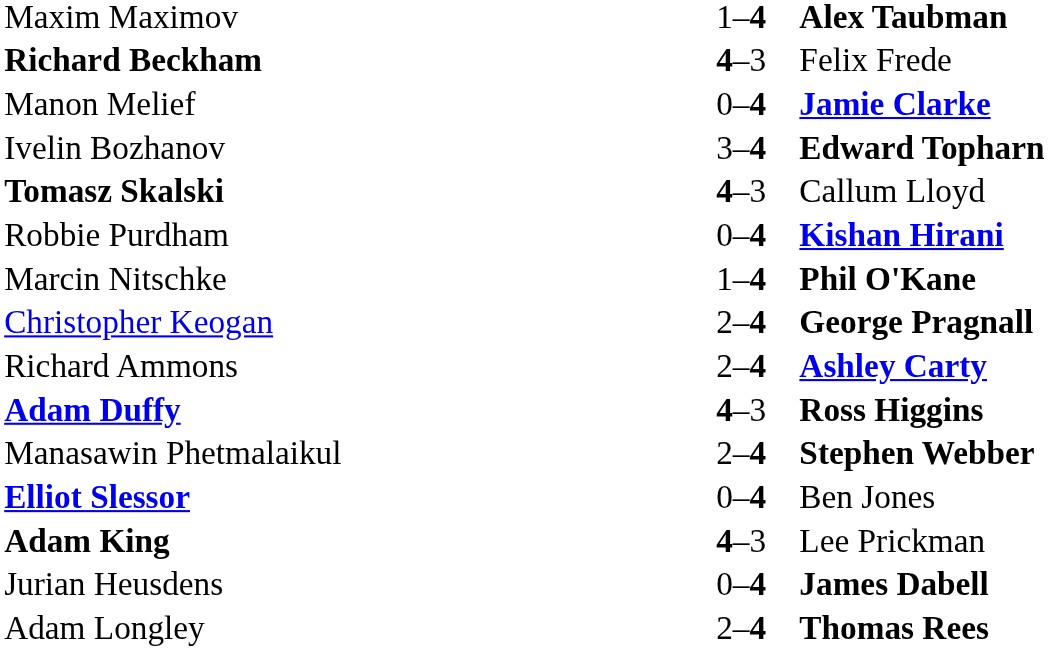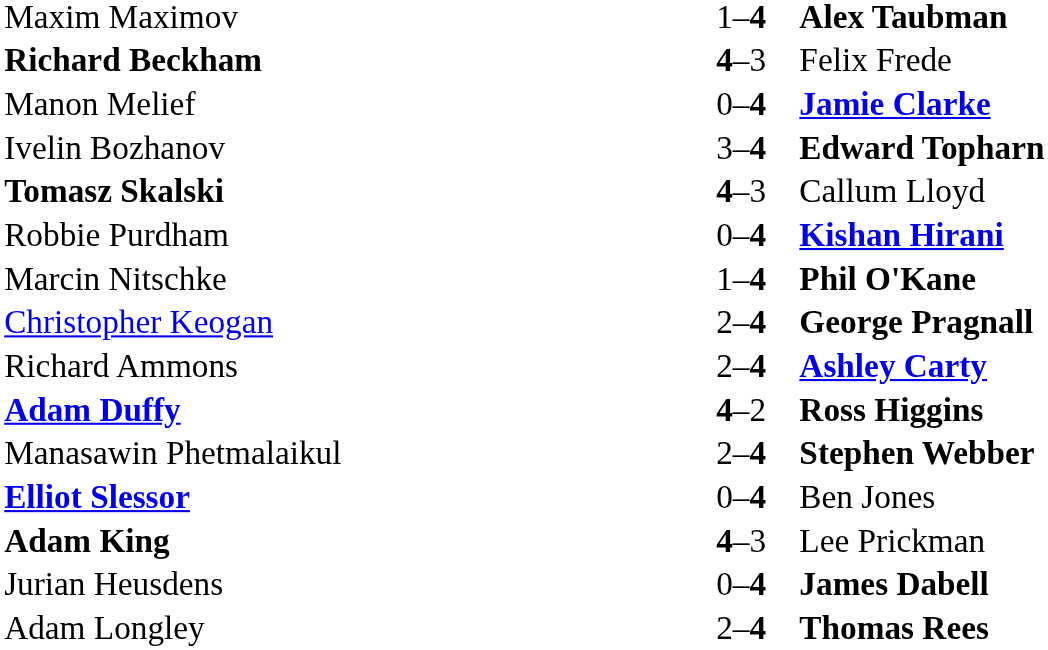(741, 409) 4–3 -> (741, 409) 4–2
